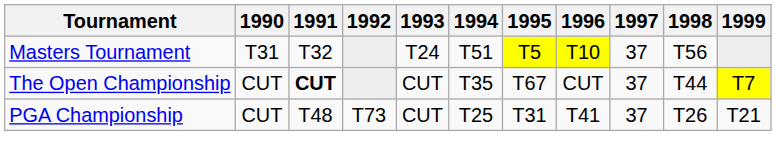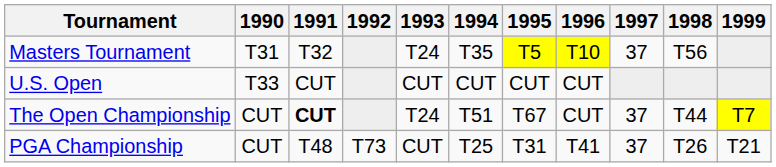(476, 52) T51 -> (476, 52) T35
+ row: (56, 84)
(422, 84) CUT -> (422, 115) T24
(476, 84) T35 -> (476, 115) T51
